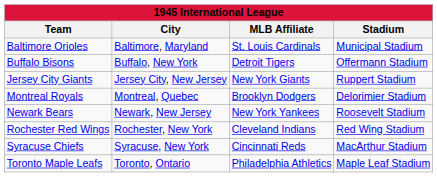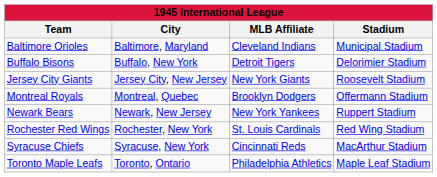(276, 46) St. Louis Cardinals -> (274, 46) Cleveland Indians
(382, 63) Offermann Stadium -> (381, 63) Delorimier Stadium
(376, 79) Ruppert Stadium -> (381, 79) Roosevelt Stadium
(381, 96) Delorimier Stadium -> (382, 96) Offermann Stadium
(381, 113) Roosevelt Stadium -> (376, 113) Ruppert Stadium
(274, 130) Cleveland Indians -> (276, 130) St. Louis Cardinals
